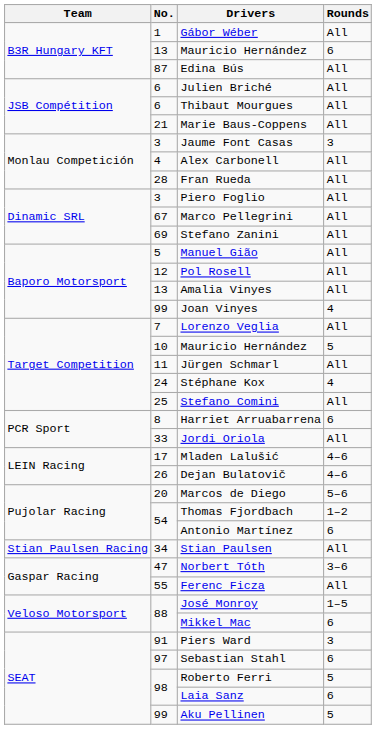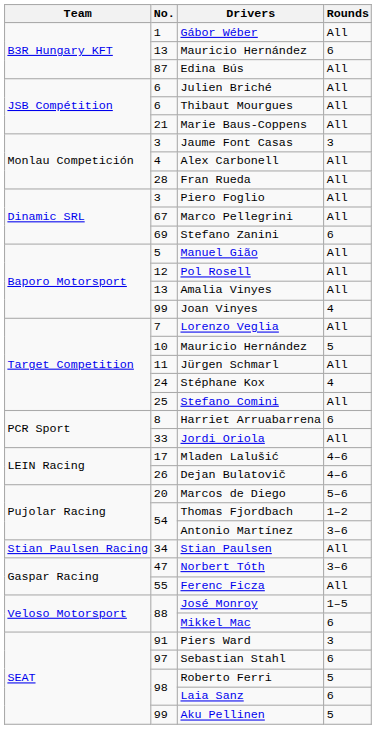(337, 235) All -> (330, 235) 6
(330, 530) 6 -> (337, 530) 3–6
